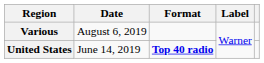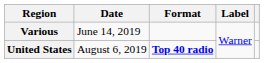(112, 31) August 6, 2019 -> (109, 31) June 14, 2019
(109, 49) June 14, 2019 -> (112, 49) August 6, 2019
